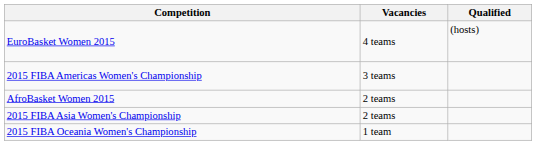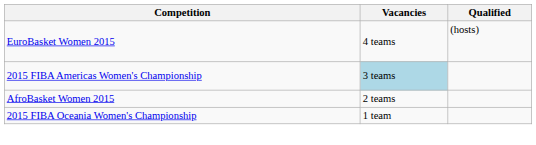(379, 76) no background -> (379, 76) lightblue background
- row: (94, 115)
